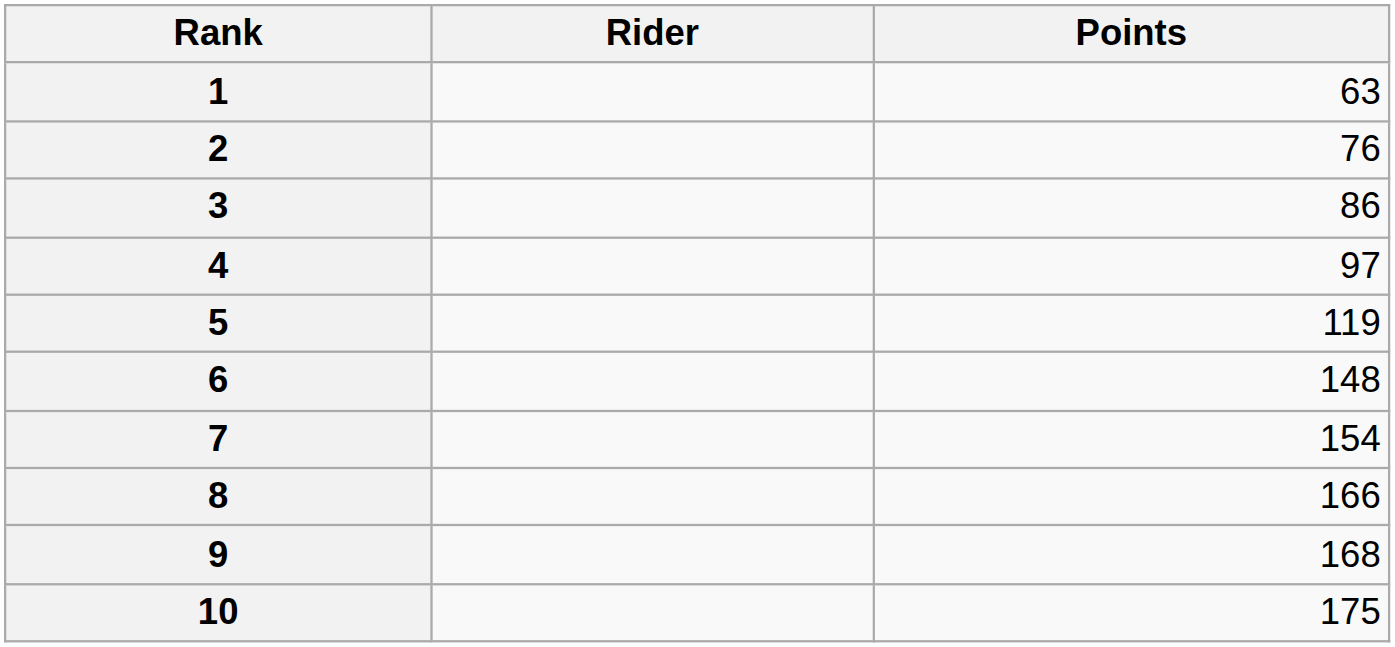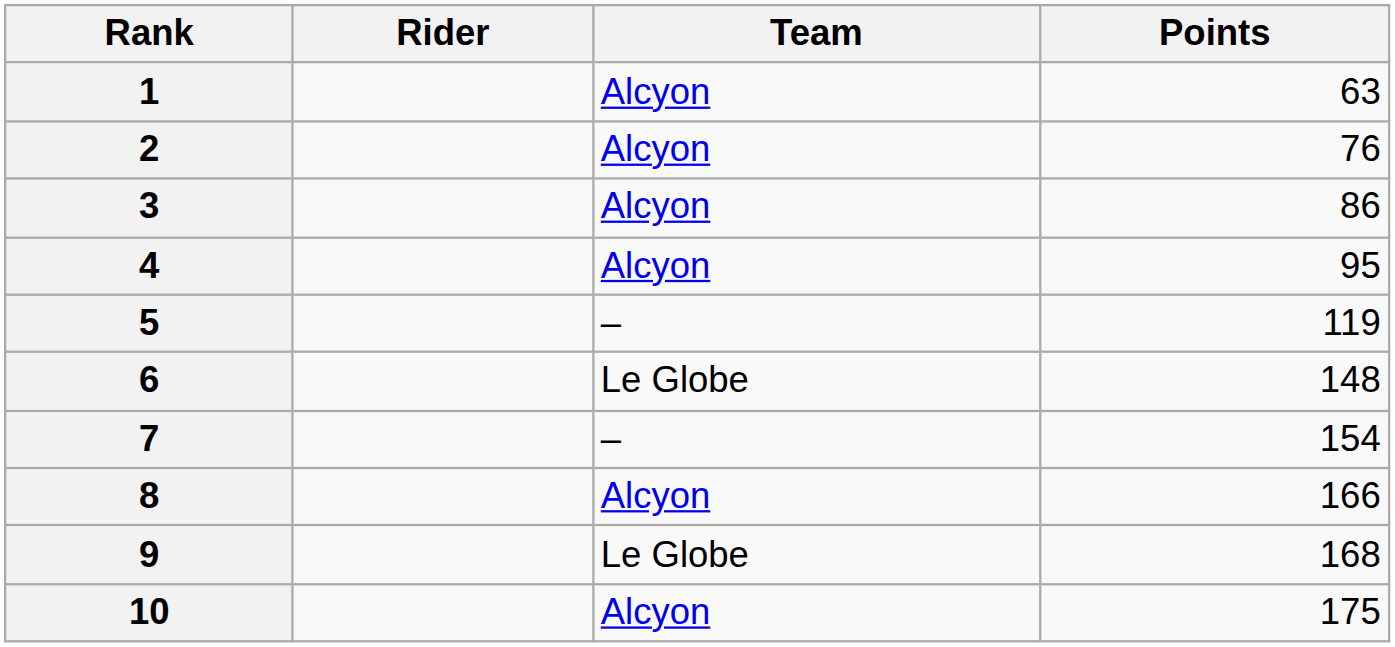+ column: (816, 33)
(1360, 264) 97 -> (1360, 264) 95
